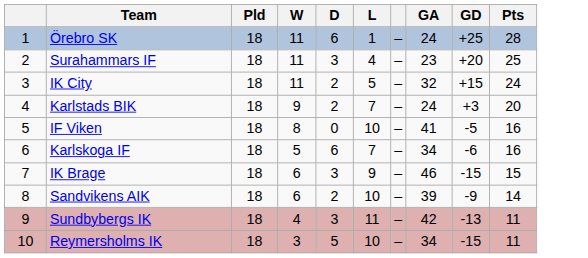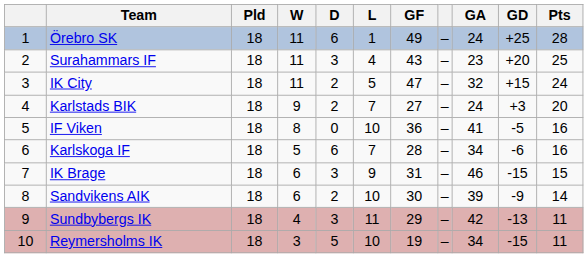+ column: (414, 15)
